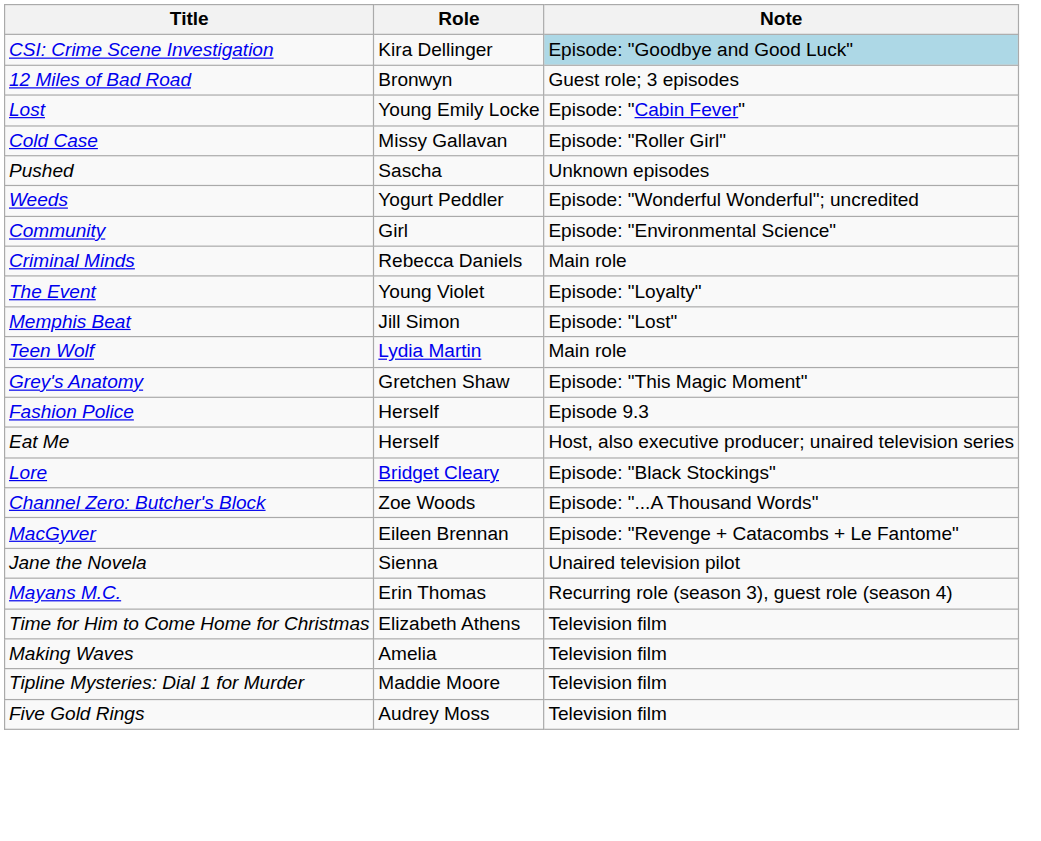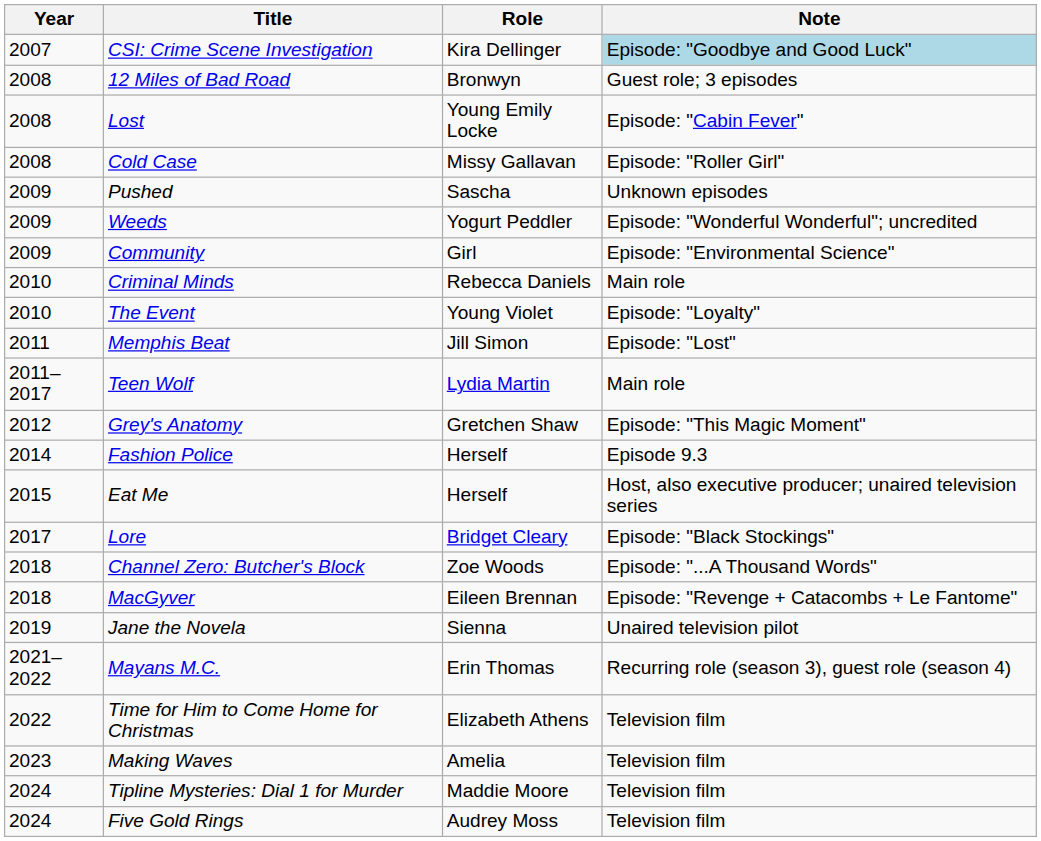+ column: (54, 19)
